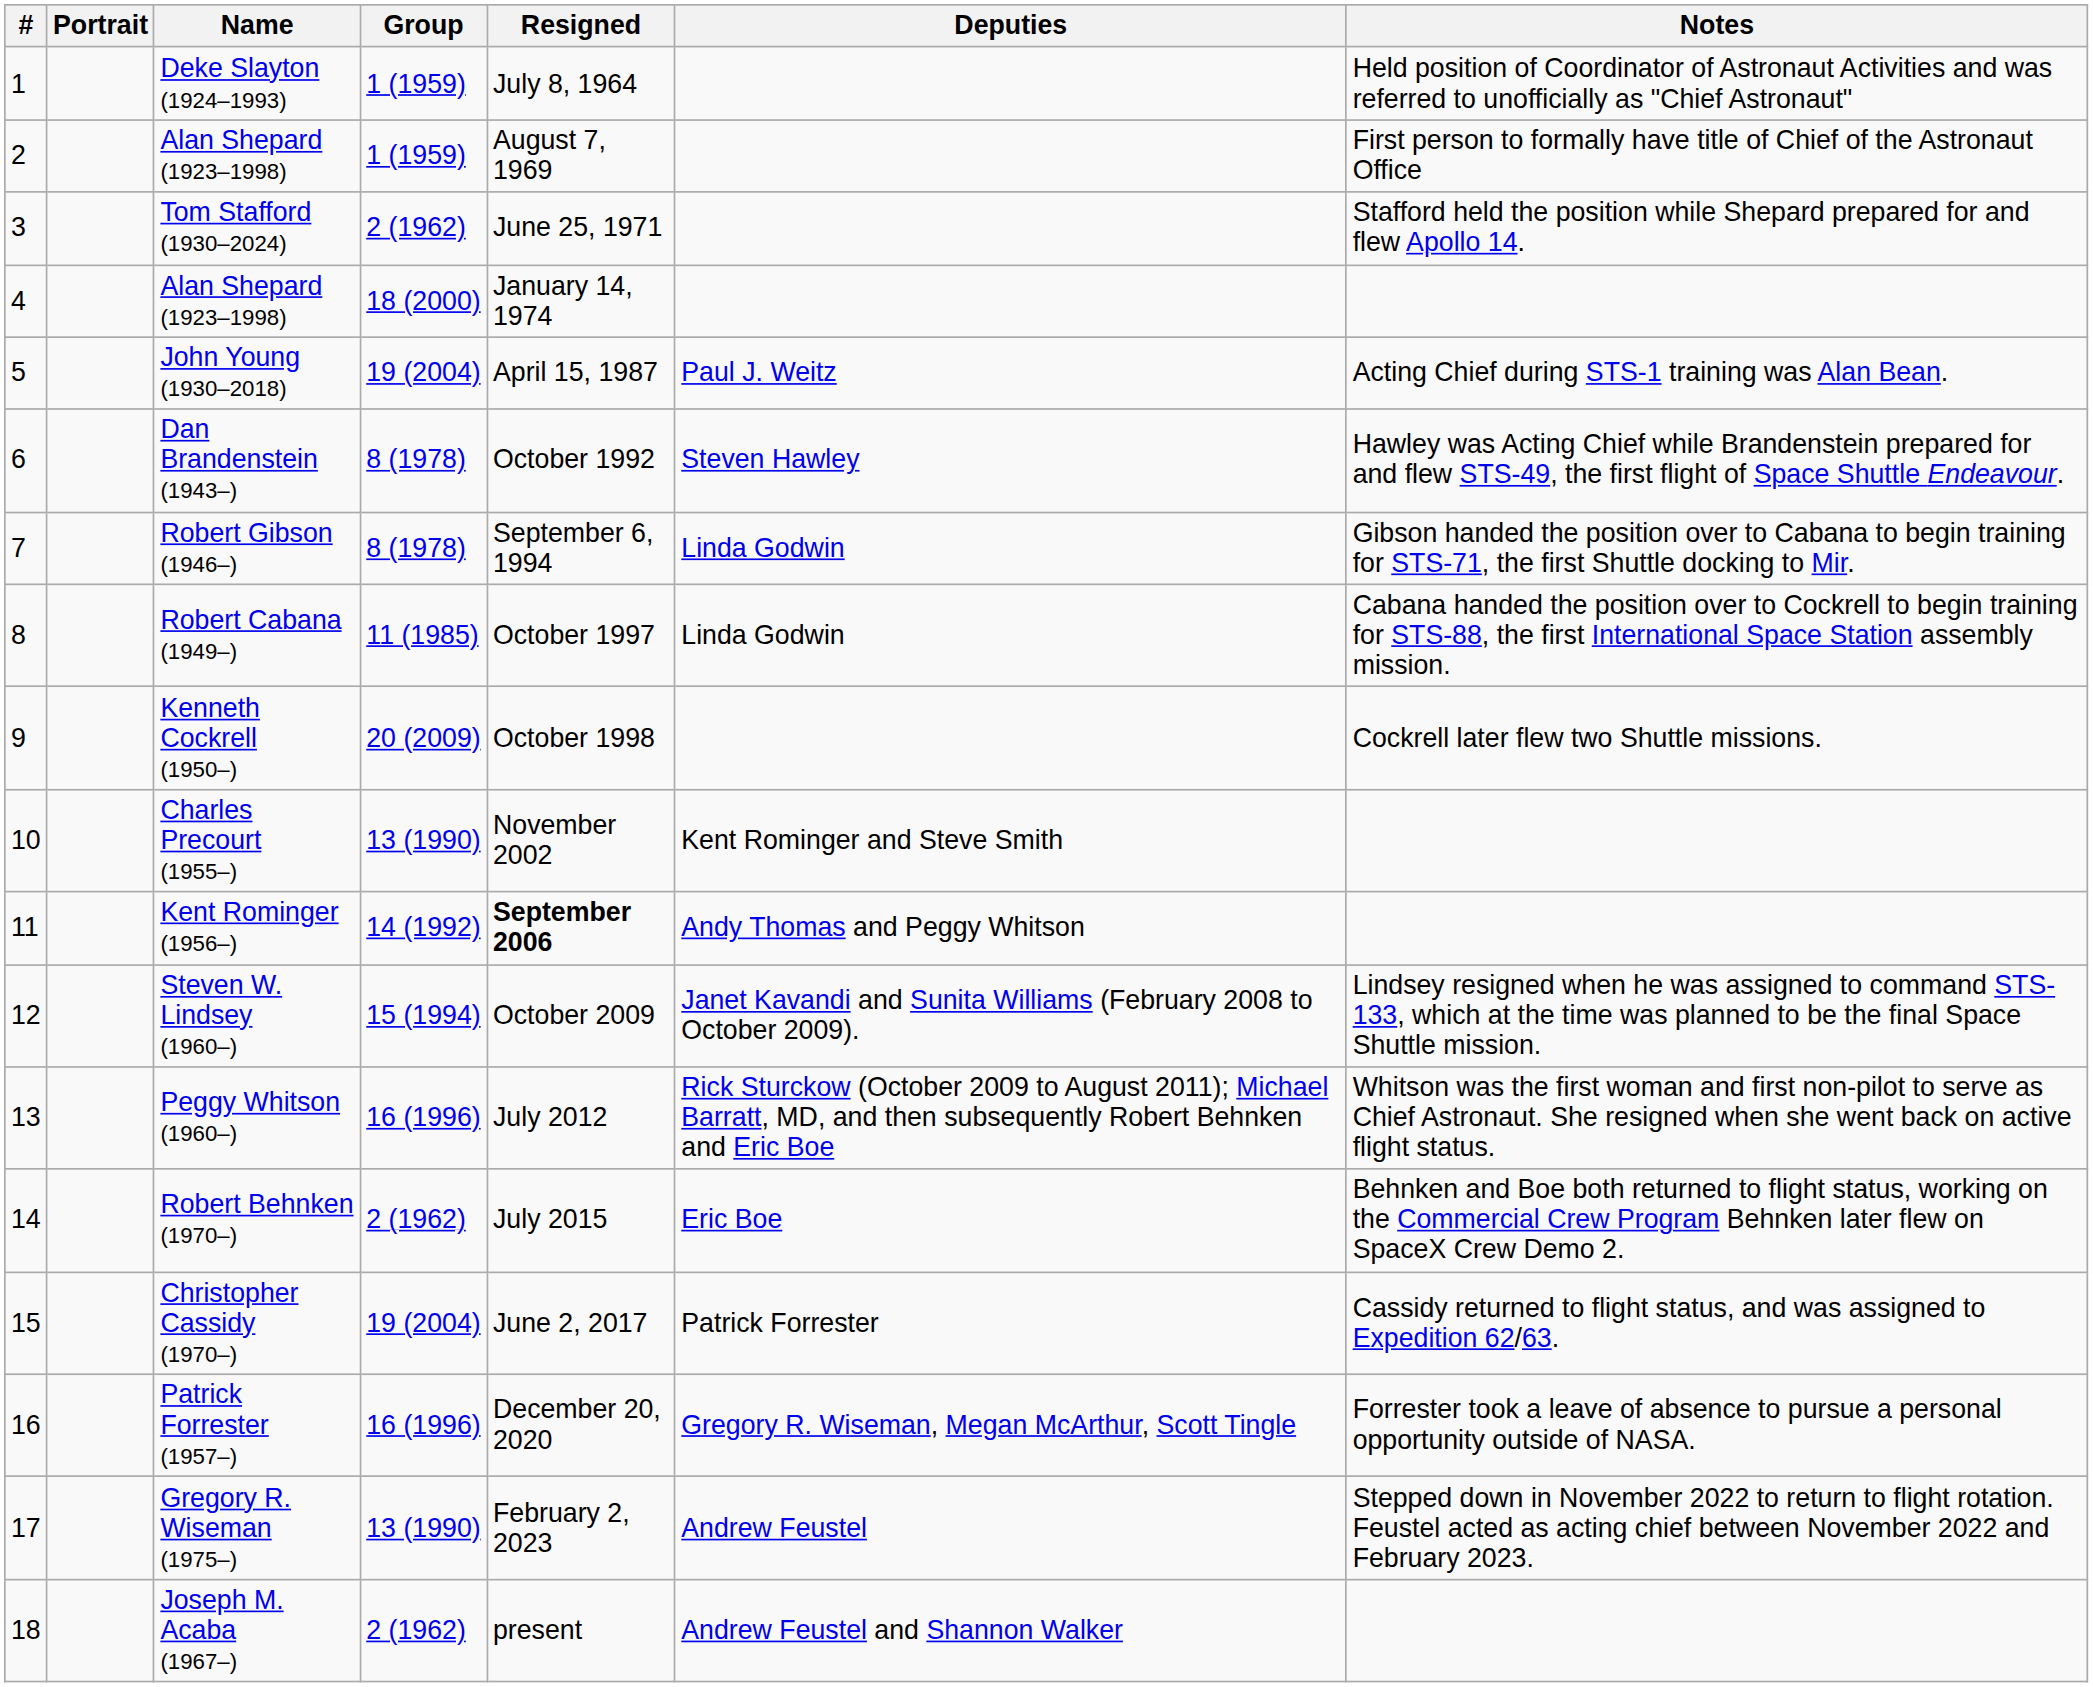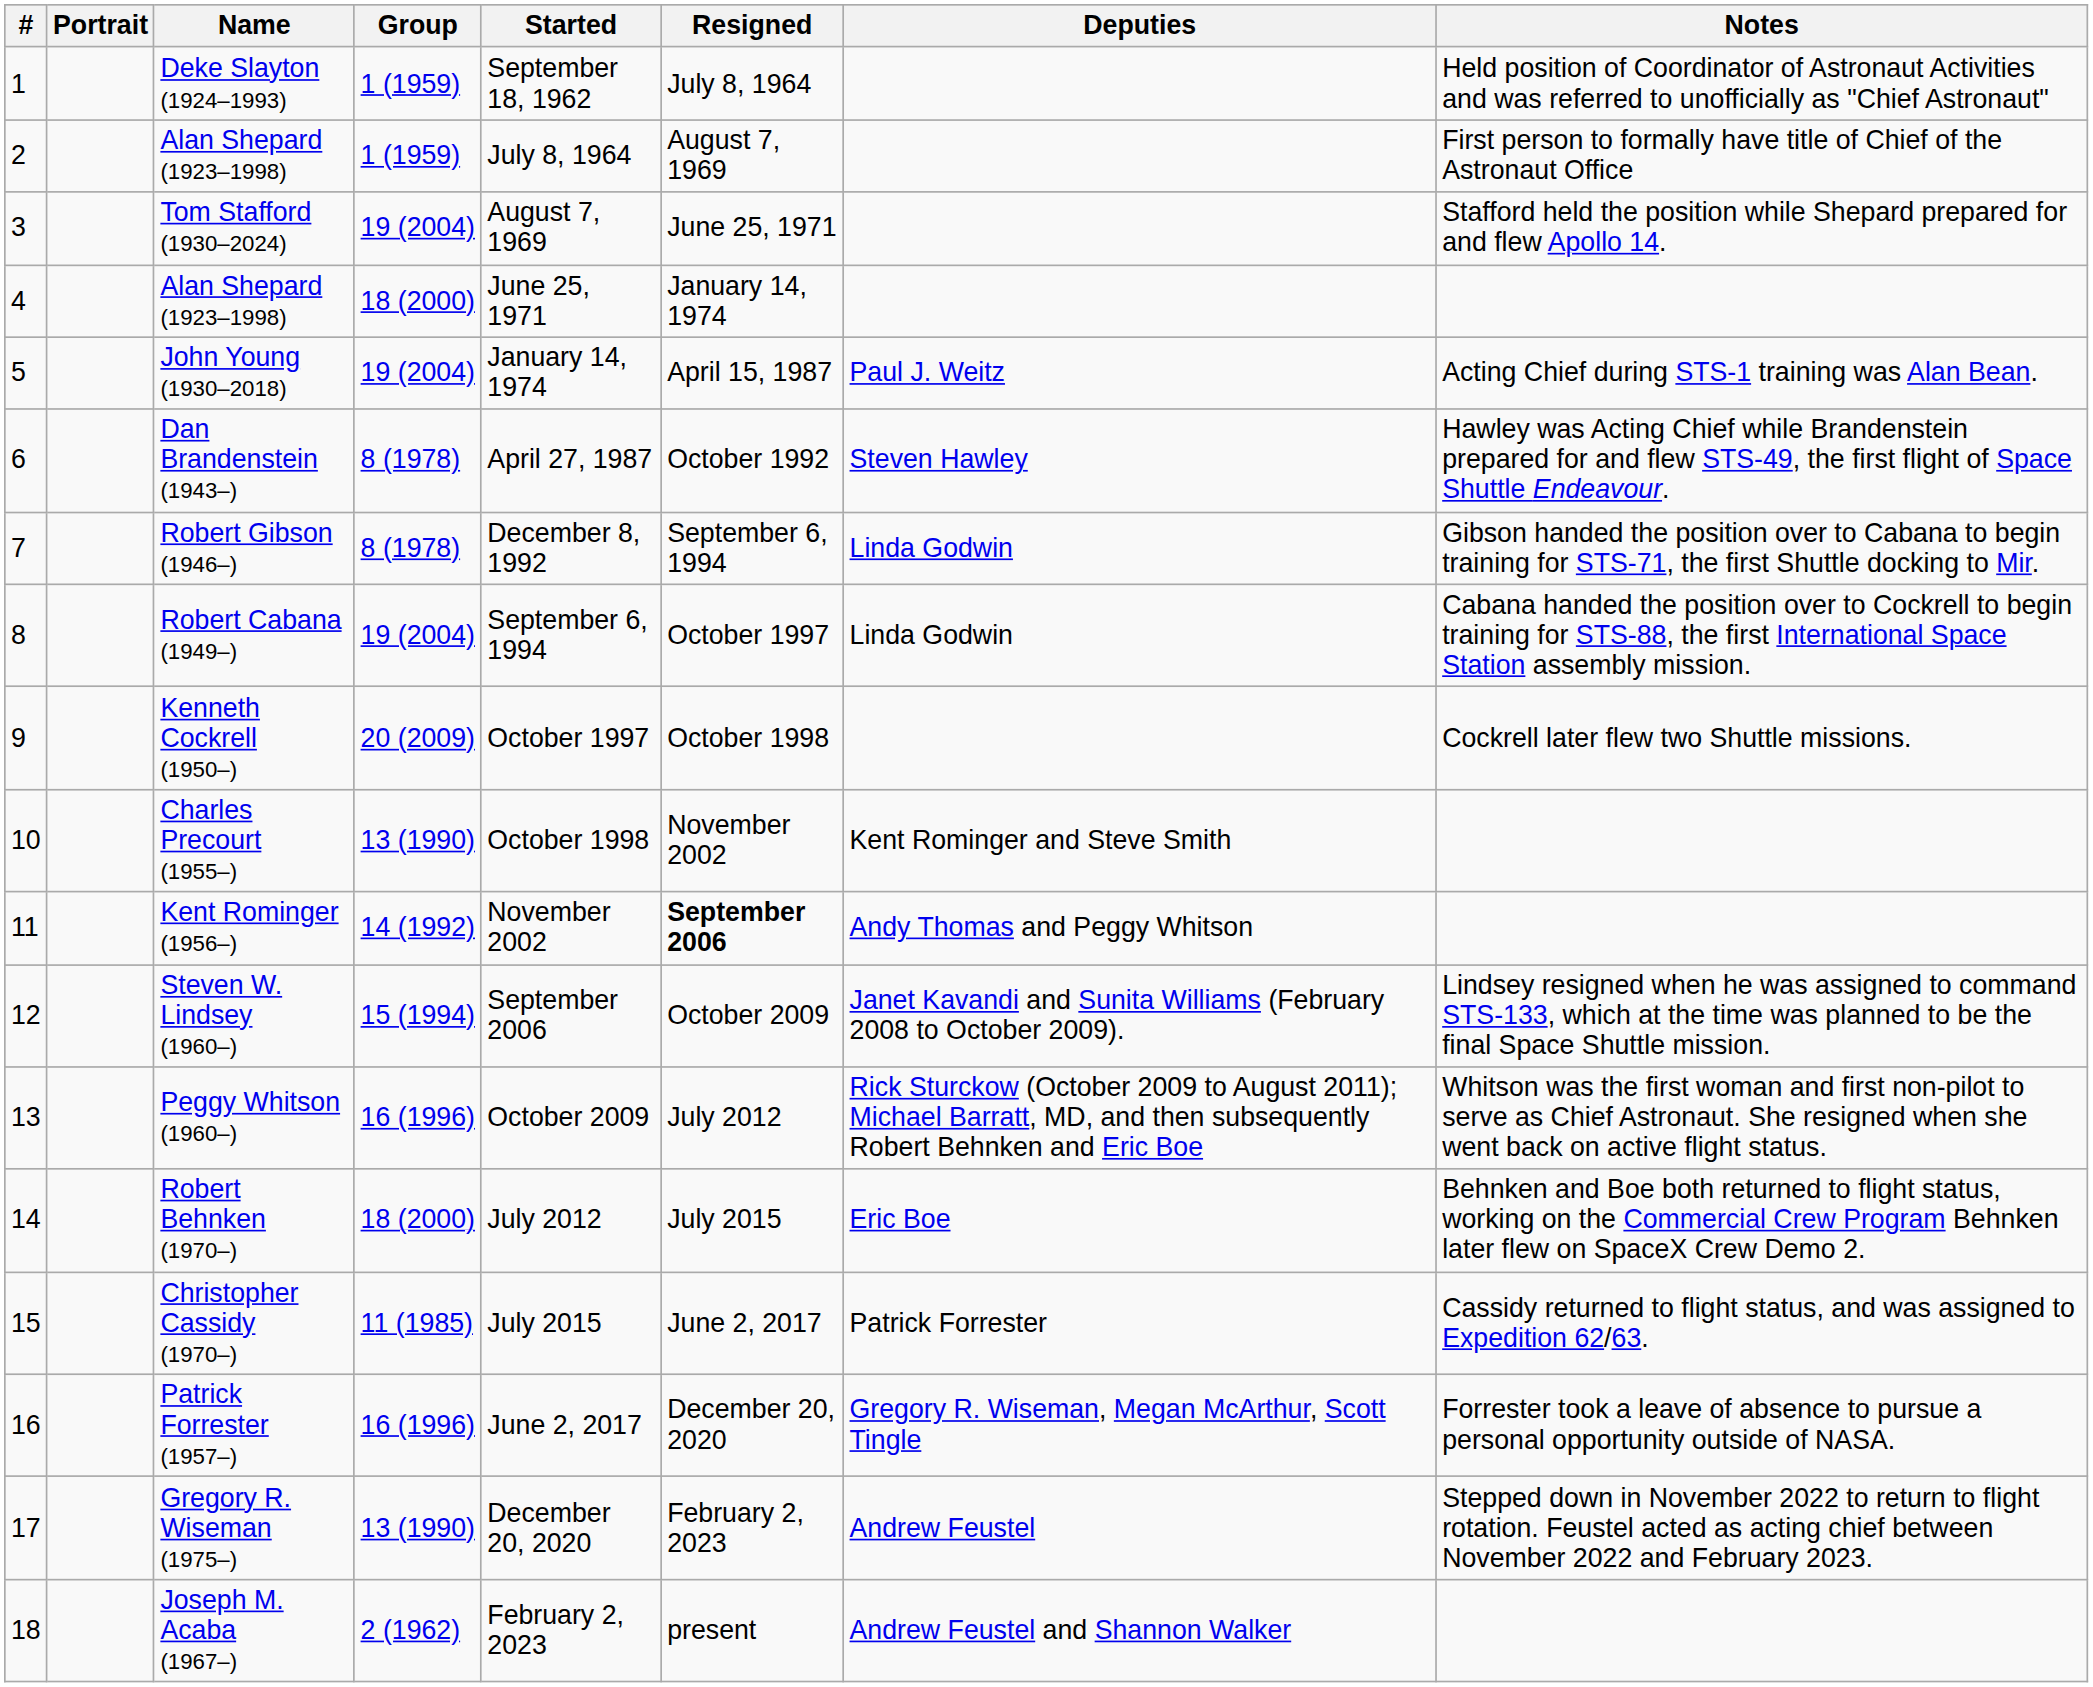+ column: (571, 25)
(416, 227) 2 (1962) -> (418, 227) 19 (2004)
(422, 635) 11 (1985) -> (418, 635) 19 (2004)
(416, 1220) 2 (1962) -> (418, 1220) 18 (2000)
(423, 1322) 19 (2004) -> (417, 1322) 11 (1985)
